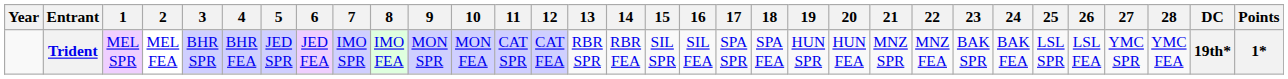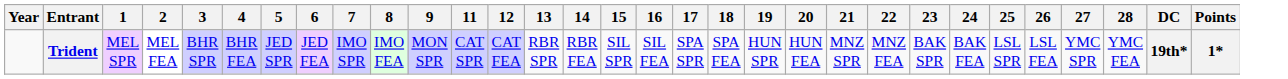- column: (473, 16)
